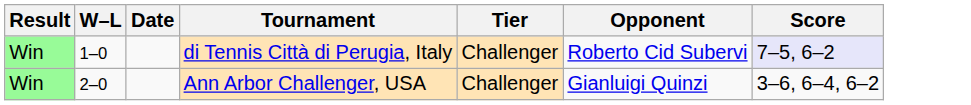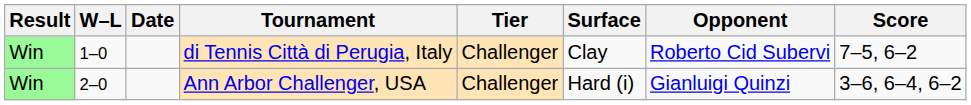+ column: (604, 20)
(796, 52) lavender background -> (878, 52) no background
